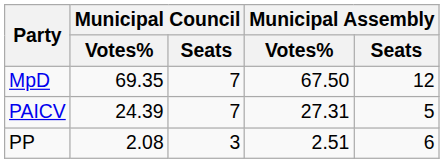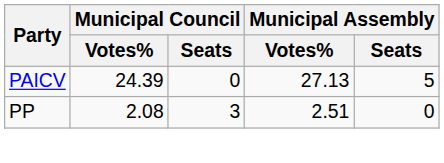- row: (30, 81)
(235, 111) 7 -> (235, 81) 0
(325, 111) 27.31 -> (325, 81) 27.13
(429, 142) 6 -> (429, 111) 0
